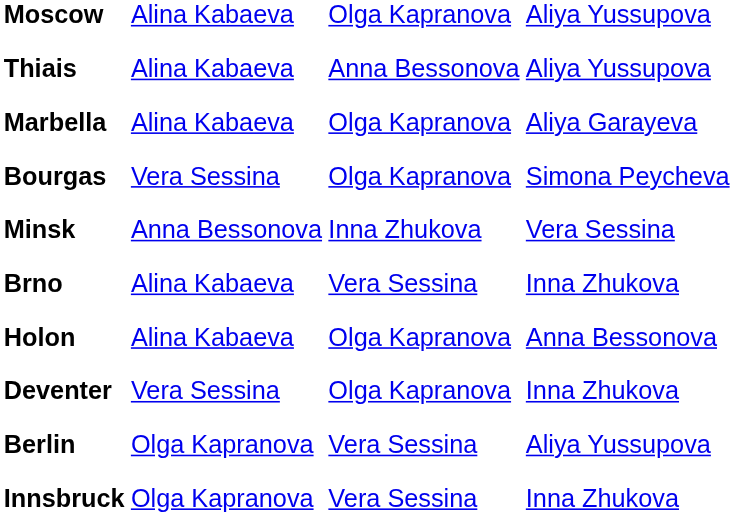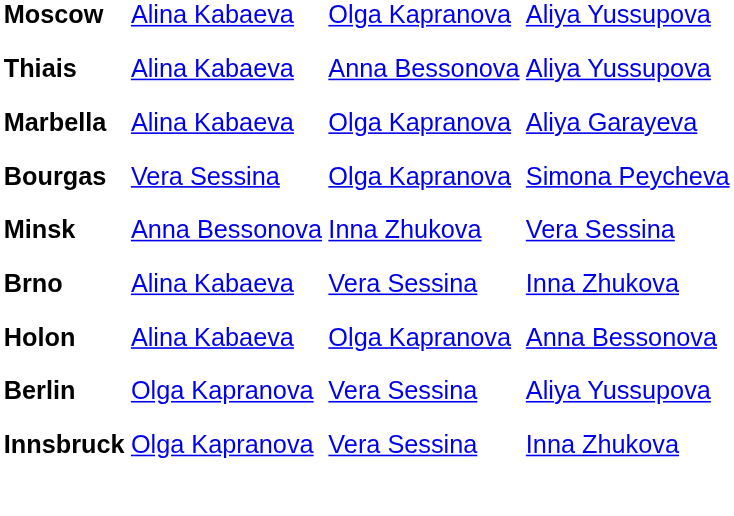- row: (58, 391)
